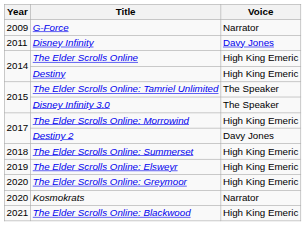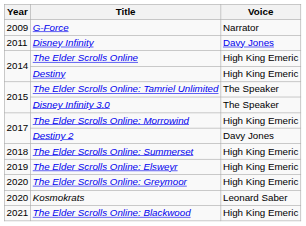(241, 197) Narrator -> (255, 197) Leonard Saber
